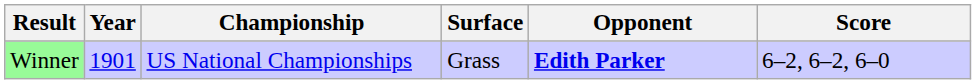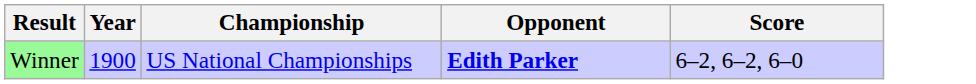- column: (485, 22)
(113, 59) 1901 -> (113, 59) 1900
